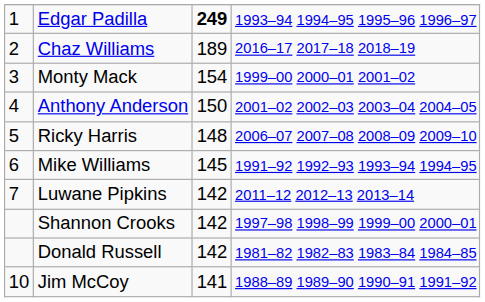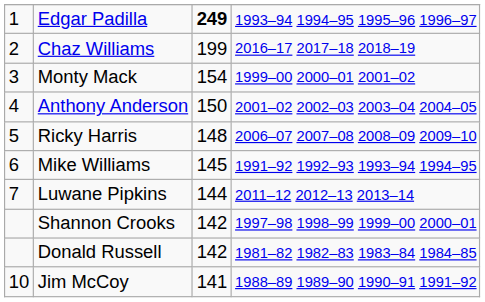(212, 48) 189 -> (212, 48) 199
(212, 194) 142 -> (212, 194) 144
